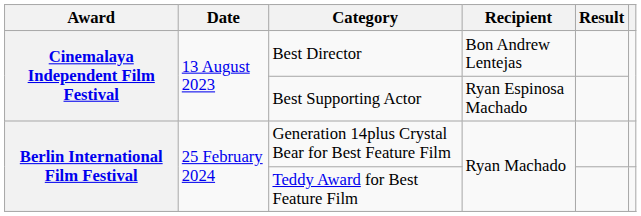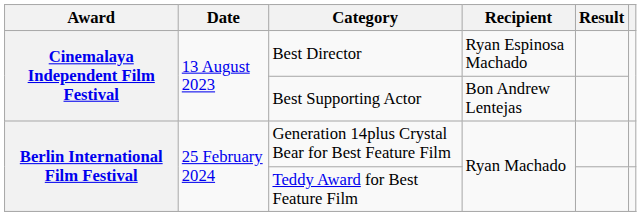(508, 53) Bon Andrew Lentejas -> (515, 53) Ryan Espinosa Machado
(515, 98) Ryan Espinosa Machado -> (508, 98) Bon Andrew Lentejas
